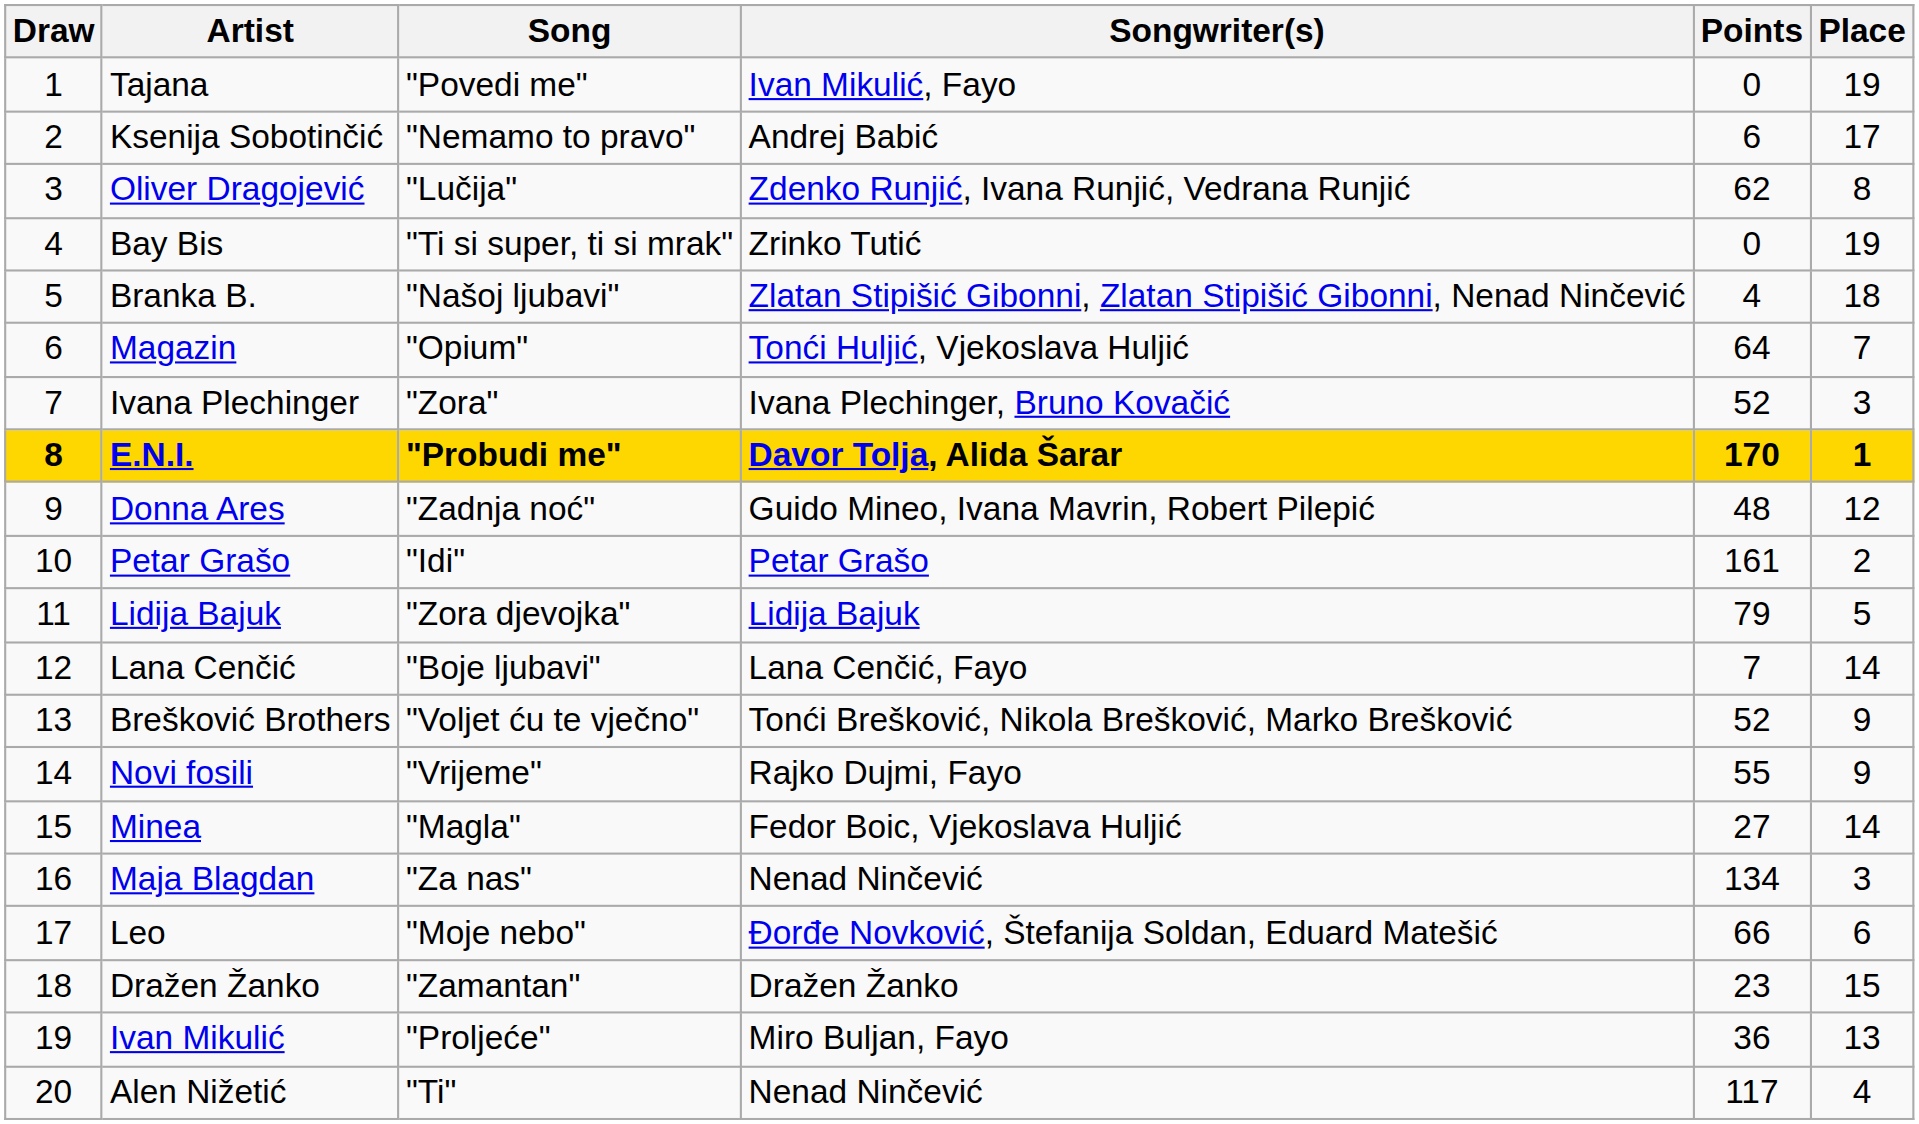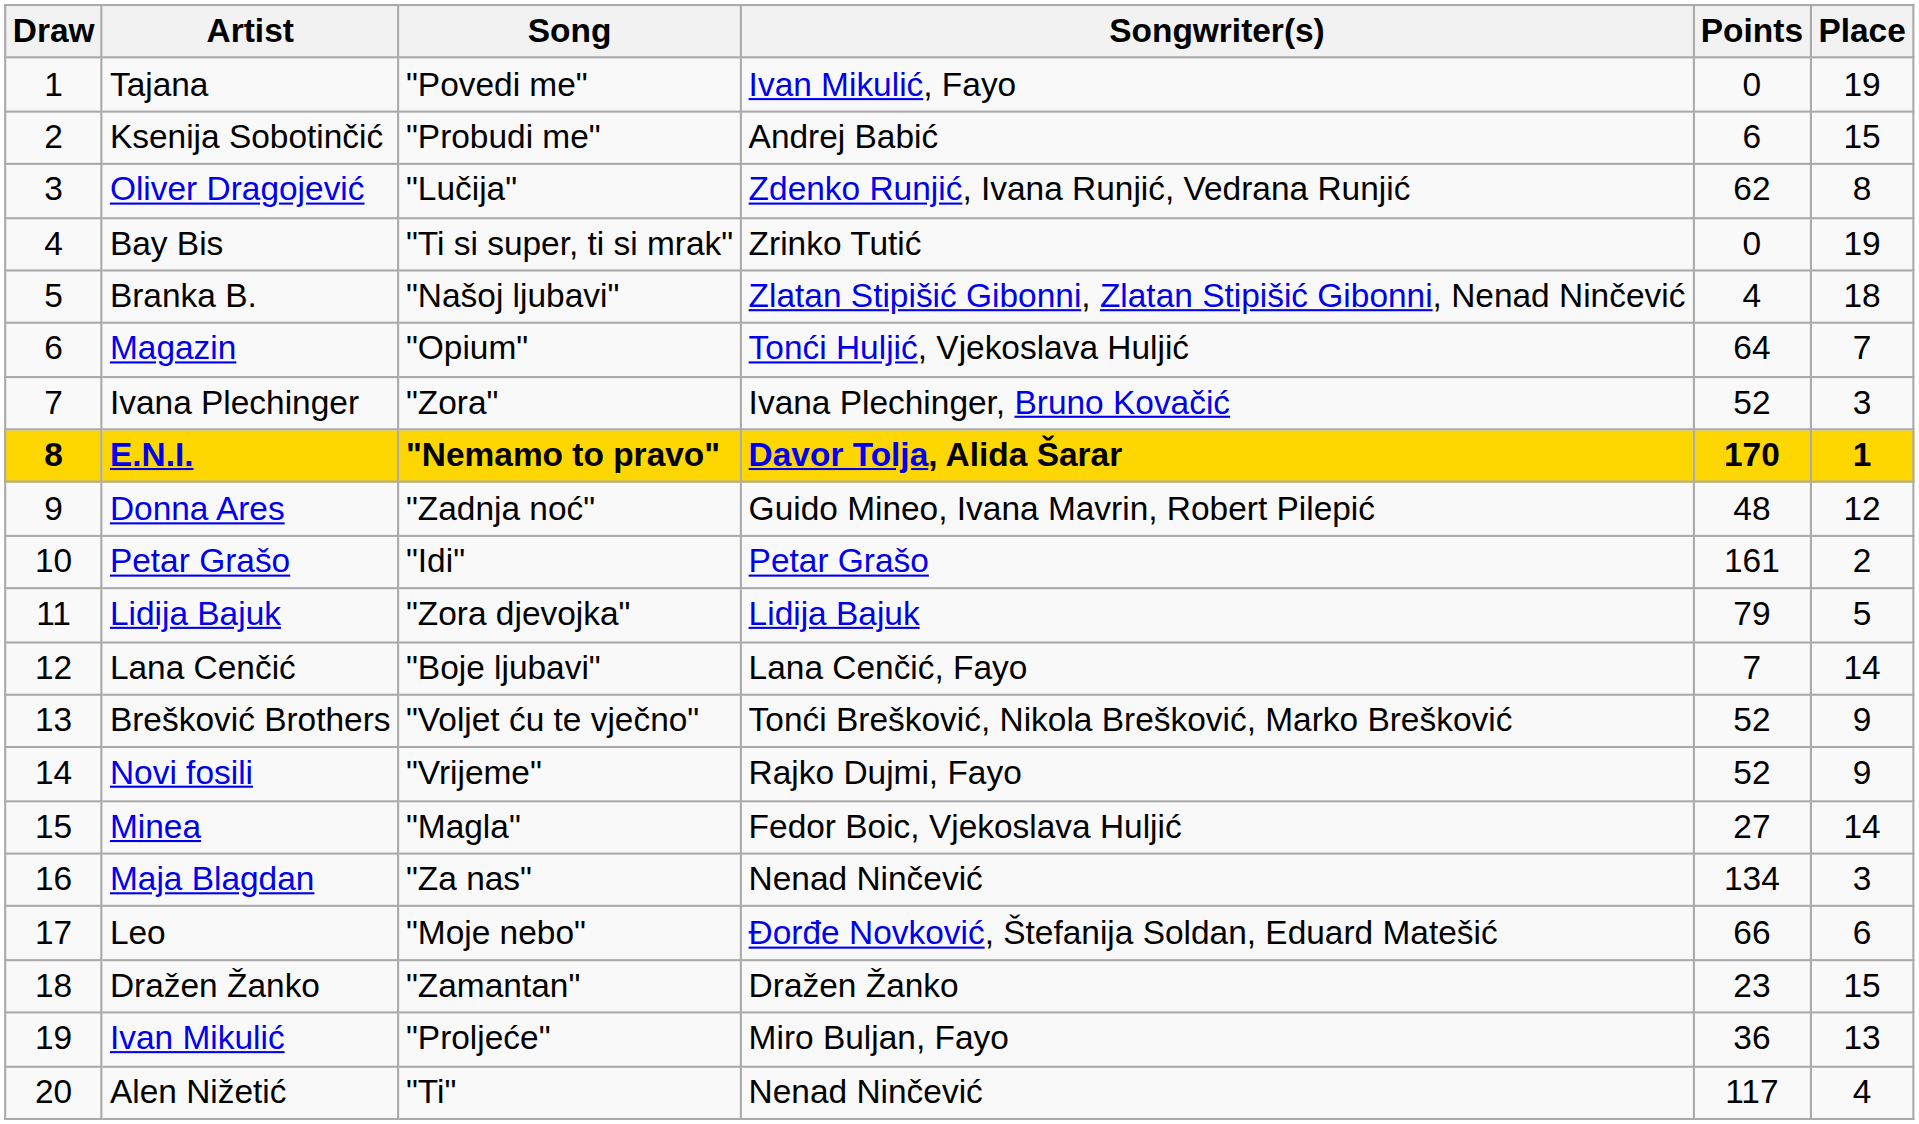(551, 137) "Nemamo to pravo" -> (503, 137) "Probudi me"
(1862, 137) 17 -> (1862, 137) 15
(514, 455) "Probudi me" -> (563, 455) "Nemamo to pravo"
(1752, 773) 55 -> (1752, 773) 52
